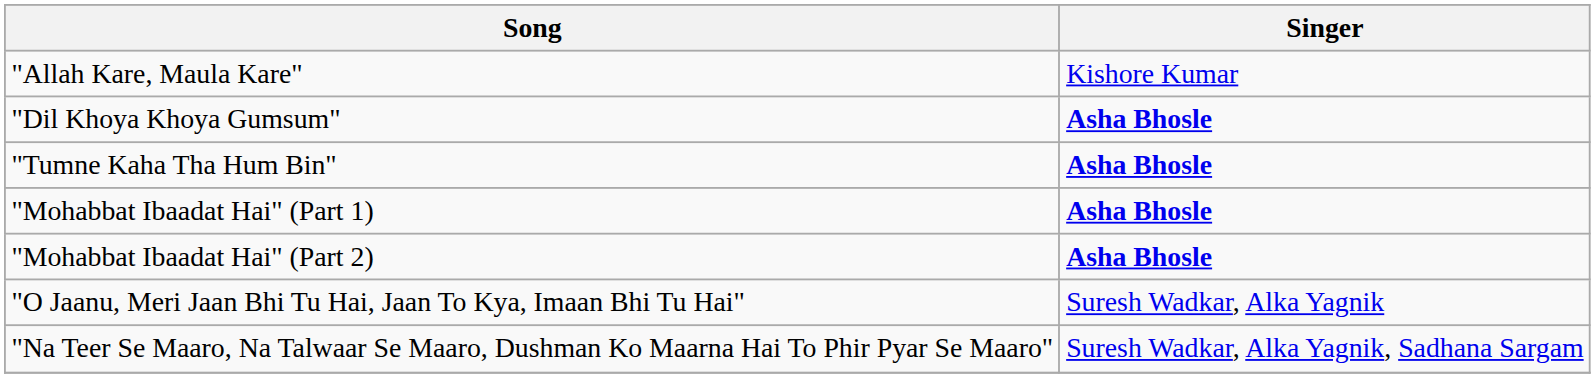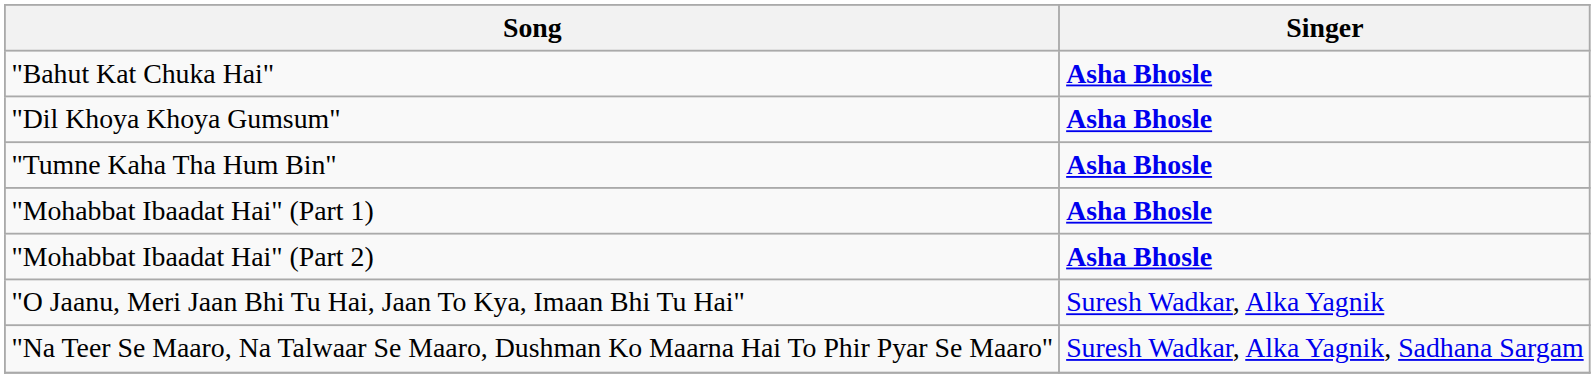- row: (157, 73)
+ row: (143, 73)
